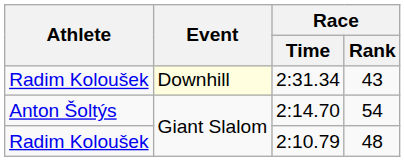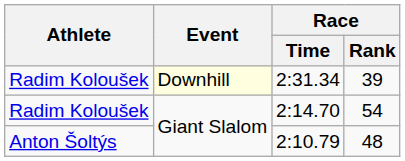(372, 81) 43 -> (372, 81) 39
(63, 111) Anton Šoltýs -> (79, 111) Radim Koloušek
(79, 141) Radim Koloušek -> (63, 141) Anton Šoltýs
